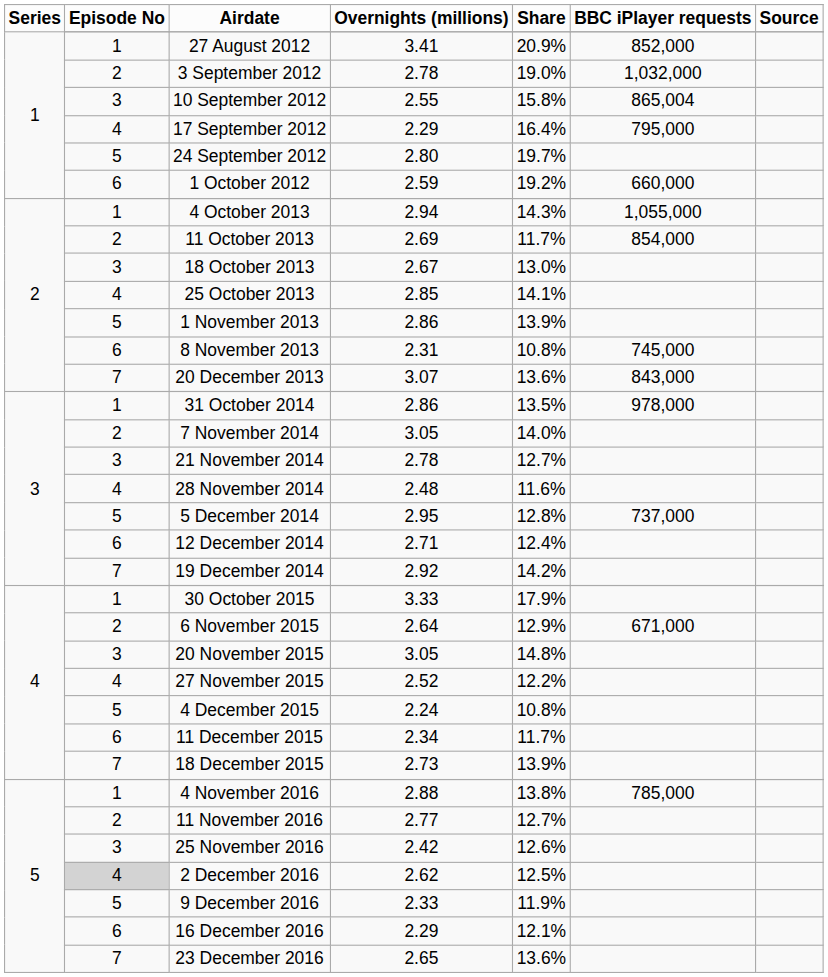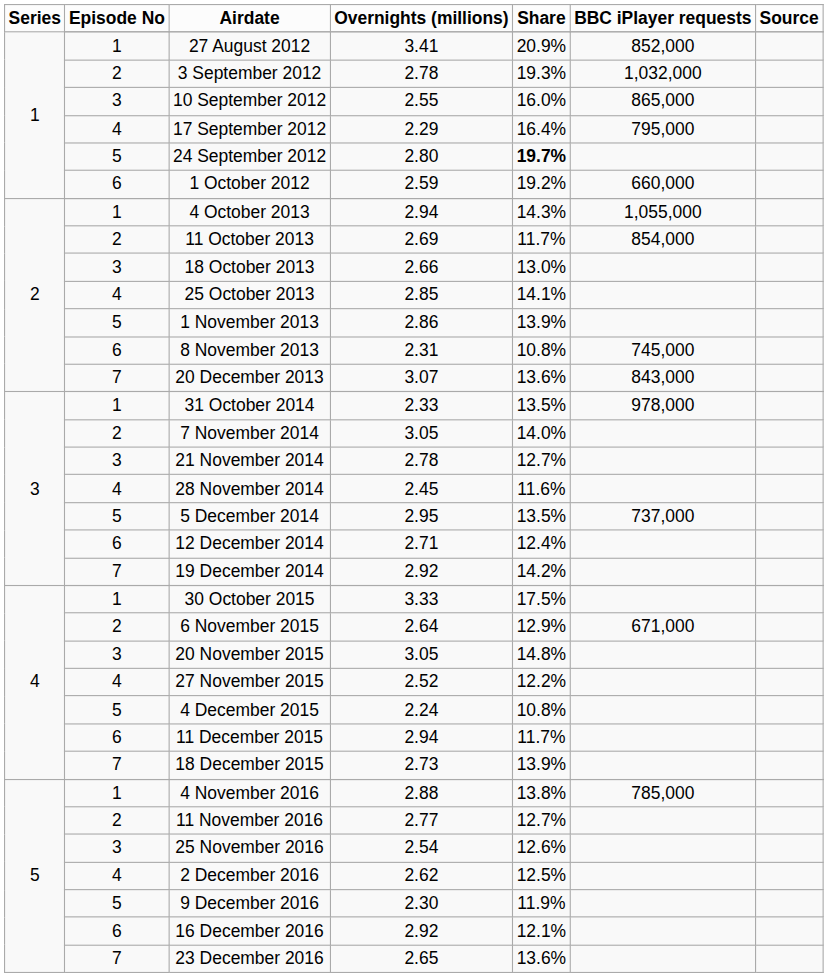(541, 73) 19.0% -> (541, 73) 19.3%
(541, 101) 15.8% -> (541, 101) 16.0%
(663, 101) 865,004 -> (663, 101) 865,000
(541, 156) normal -> (541, 156) bold
(421, 267) 2.67 -> (421, 267) 2.66
(421, 405) 2.86 -> (421, 405) 2.33
(421, 488) 2.48 -> (421, 488) 2.45
(541, 516) 12.8% -> (541, 516) 13.5%
(541, 599) 17.9% -> (541, 599) 17.5%
(421, 737) 2.34 -> (421, 737) 2.94
(421, 848) 2.42 -> (421, 848) 2.54
(117, 875) lightgrey background -> (117, 875) no background
(421, 903) 2.33 -> (421, 903) 2.30
(421, 931) 2.29 -> (421, 931) 2.92
